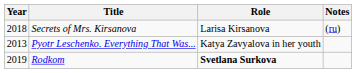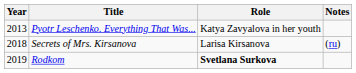rows swapped: (114, 44) <-> (84, 28)
